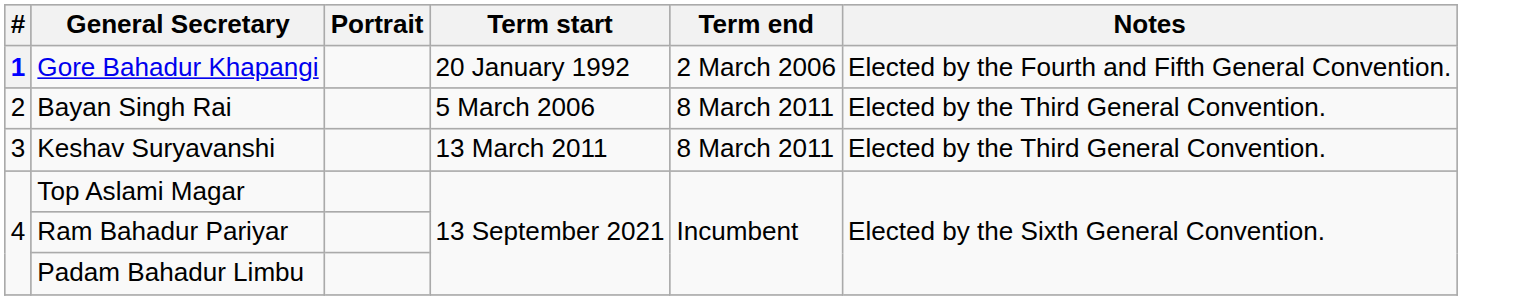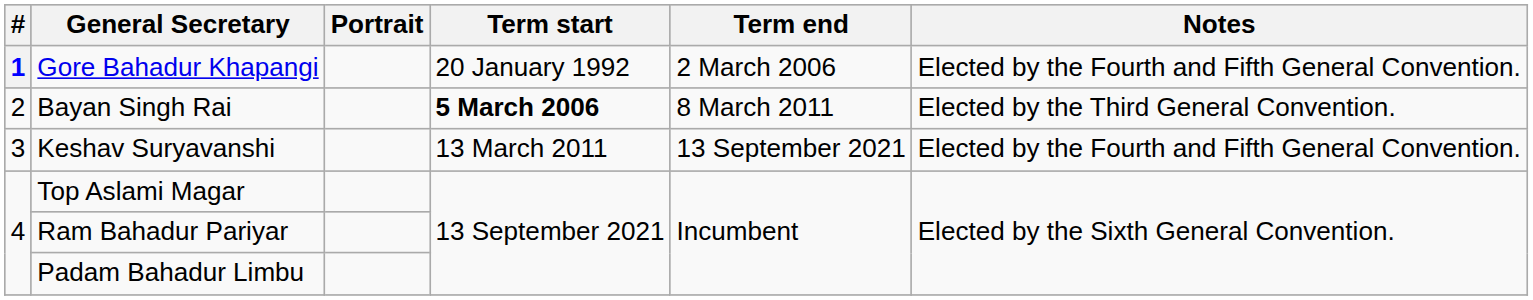(515, 107) normal -> (517, 107) bold
(755, 149) 8 March 2011 -> (791, 149) 13 September 2021
(1087, 149) Elected by the Third General Convention. -> (1219, 149) Elected by the Fourth and Fifth General Convention.
